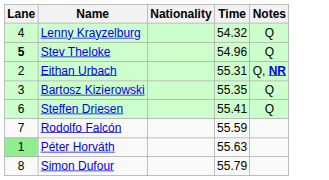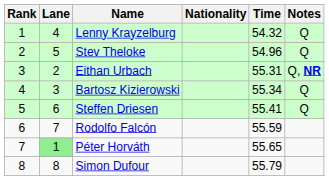+ column: (22, 14)
(21, 52) bold -> (56, 52) normal
(232, 90) 55.35 -> (267, 90) 55.34
(232, 147) 55.63 -> (267, 147) 55.65
